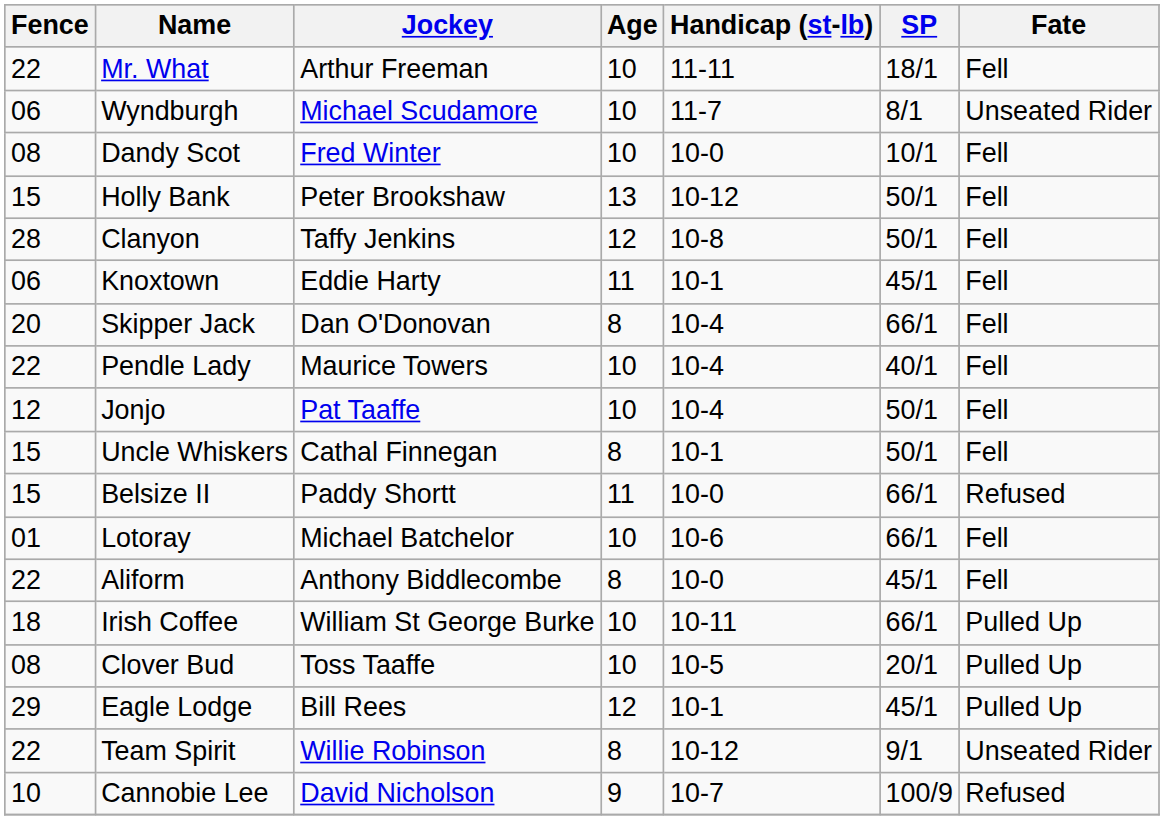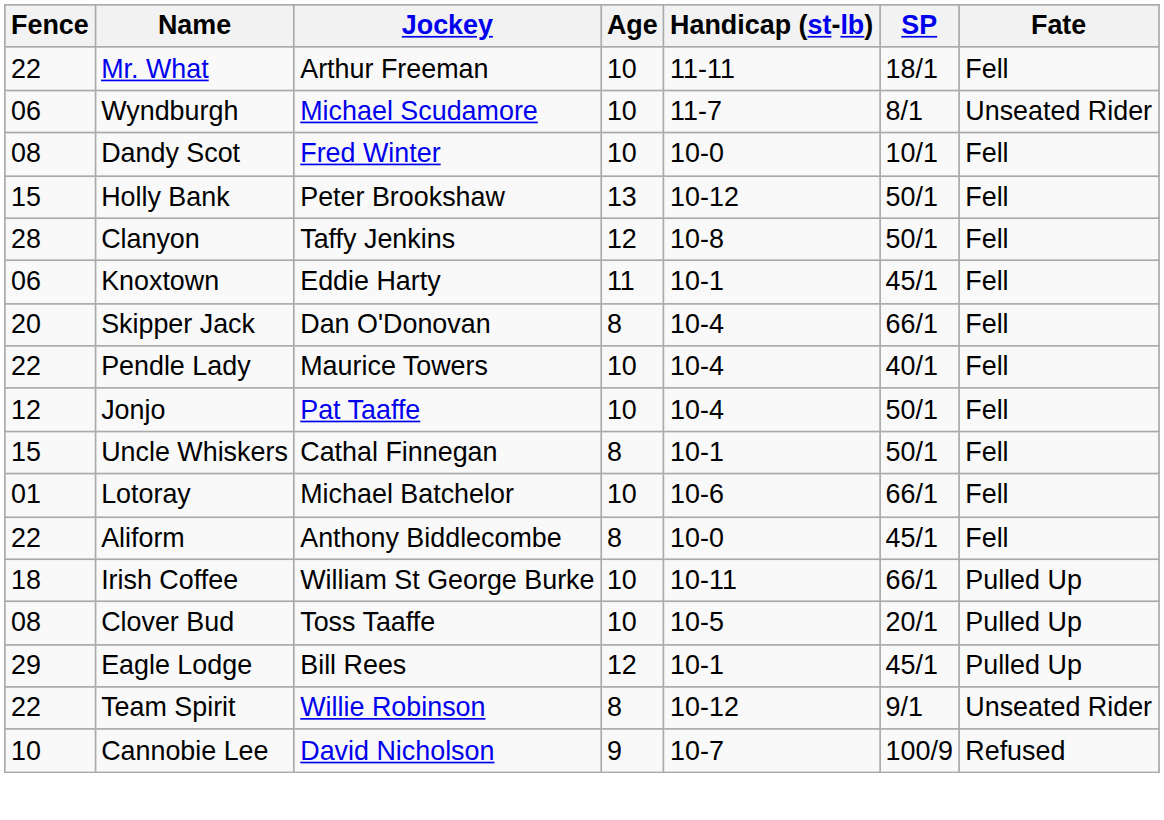- row: (156, 494)
